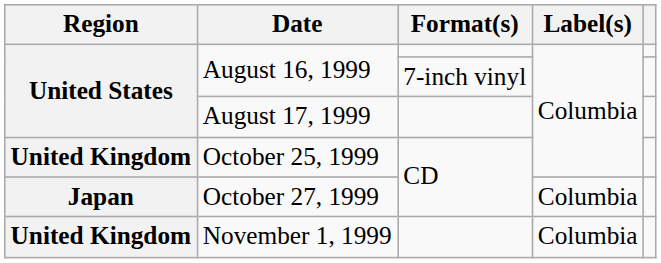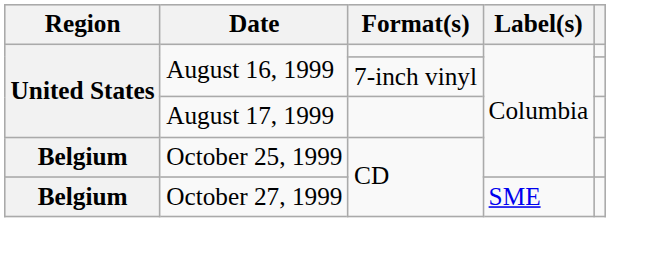(101, 156) United Kingdom -> (83, 156) Belgium
(101, 196) Japan -> (83, 196) Belgium
(588, 196) Columbia -> (515, 196) SME
- row: (297, 236)
